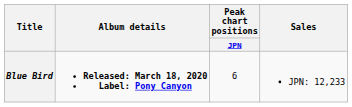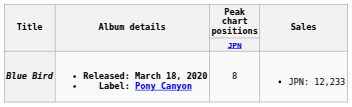(235, 77) 6 -> (235, 77) 8
